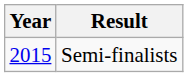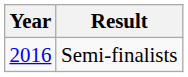(30, 54) 2015 -> (30, 54) 2016
